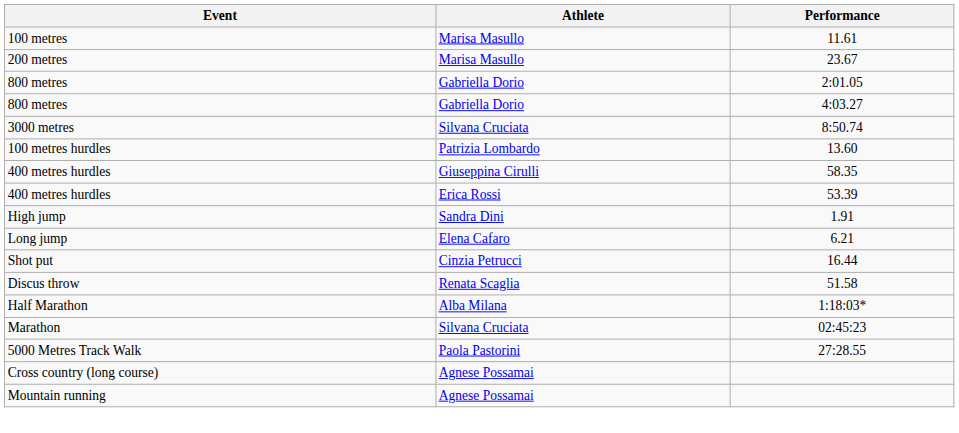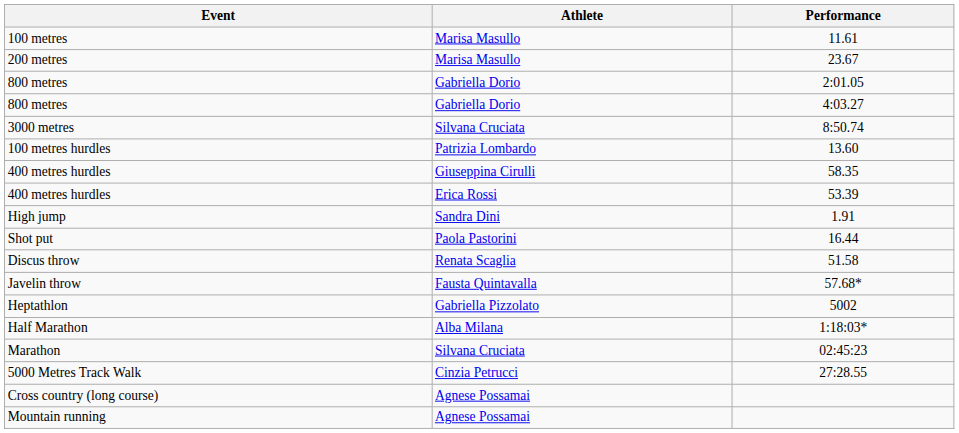- row: (38, 239)
(480, 261) Cinzia Petrucci -> (476, 239) Paola Pastorini
+ row: (44, 283)
+ row: (38, 306)
(479, 350) Paola Pastorini -> (476, 373) Cinzia Petrucci
